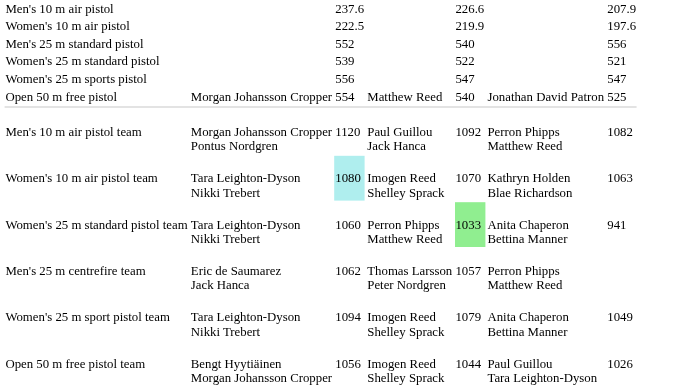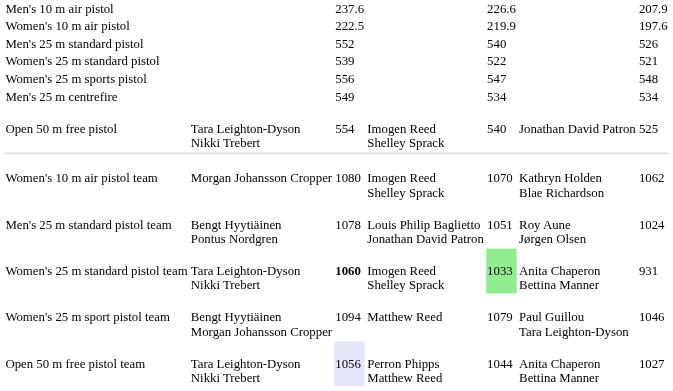(617, 43) 556 -> (648, 43) 526
(617, 79) 547 -> (648, 79) 548
+ row: (61, 96)
(261, 96) Morgan Johansson Cropper -> (246, 135) Tara Leighton-Dyson Nikki Trebert
(405, 96) Matthew Reed -> (406, 135) Imogen Reed Shelley Sprack
- row: (74, 131)
(246, 185) Tara Leighton-Dyson Nikki Trebert -> (261, 178) Morgan Johansson Cropper
(348, 178) paleturquoise background -> (348, 178) no background
(620, 178) 1063 -> (652, 178) 1062
+ row: (89, 224)
(348, 224) normal -> (348, 271) bold
(405, 231) Perron Phipps Matthew Reed -> (406, 278) Imogen Reed Shelley Sprack
(617, 224) 941 -> (648, 271) 931
- row: (76, 271)
(246, 324) Tara Leighton-Dyson Nikki Trebert -> (261, 324) Bengt Hyytiäinen Morgan Johansson Cropper
(406, 324) Imogen Reed Shelley Sprack -> (405, 317) Matthew Reed
(528, 324) Anita Chaperon Bettina Manner -> (574, 324) Paul Guillou Tara Leighton-Dyson
(620, 317) 1049 -> (652, 317) 1046
(261, 371) Bengt Hyytiäinen Morgan Johansson Cropper -> (246, 371) Tara Leighton-Dyson Nikki Trebert
(348, 363) no background -> (348, 363) lavender background
(406, 371) Imogen Reed Shelley Sprack -> (405, 371) Perron Phipps Matthew Reed
(542, 371) Paul Guillou Tara Leighton-Dyson -> (560, 371) Anita Chaperon Bettina Manner
(620, 363) 1026 -> (652, 363) 1027
